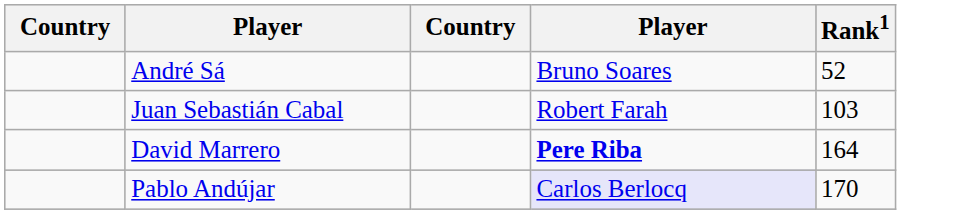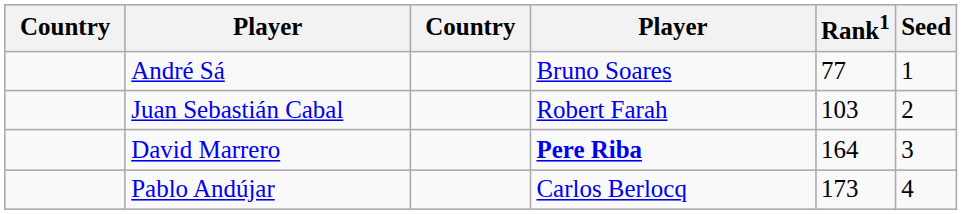+ column: (926, 27)
(833, 70) 52 -> (833, 70) 77
(612, 189) lavender background -> (612, 189) no background
(840, 189) 170 -> (840, 189) 173
